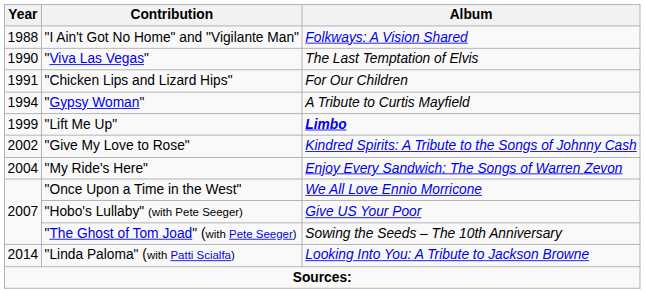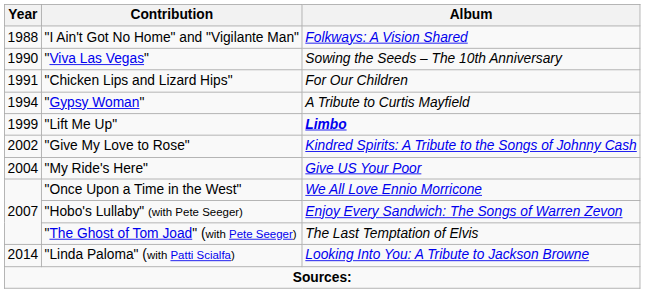(392, 59) The Last Temptation of Elvis -> (434, 59) Sowing the Seeds – The 10th Anniversary
(464, 168) Enjoy Every Sandwich: The Songs of Warren Zevon -> (363, 168) Give US Your Poor
(363, 211) Give US Your Poor -> (464, 211) Enjoy Every Sandwich: The Songs of Warren Zevon
(434, 233) Sowing the Seeds – The 10th Anniversary -> (392, 233) The Last Temptation of Elvis
